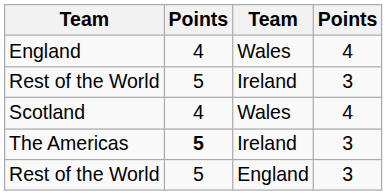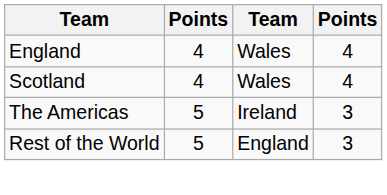- row: (84, 81)
(198, 143) bold -> (198, 112) normal
